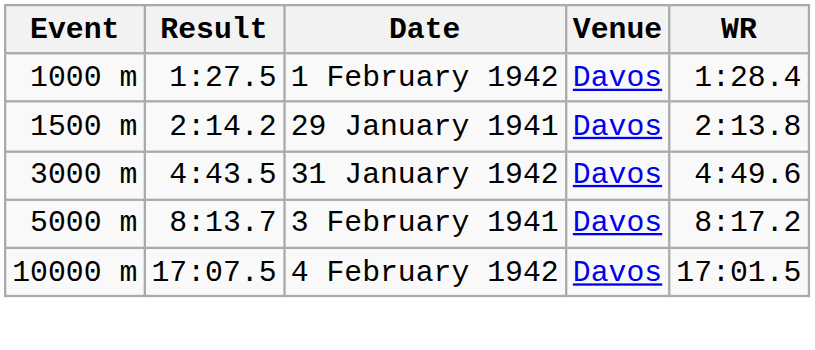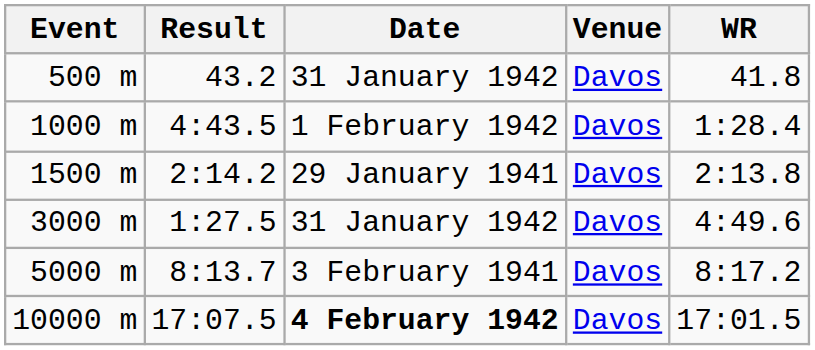+ row: (93, 78)
(223, 78) 1:27.5 -> (223, 126) 4:43.5
(223, 175) 4:43.5 -> (223, 223) 1:27.5
(425, 272) normal -> (425, 321) bold
